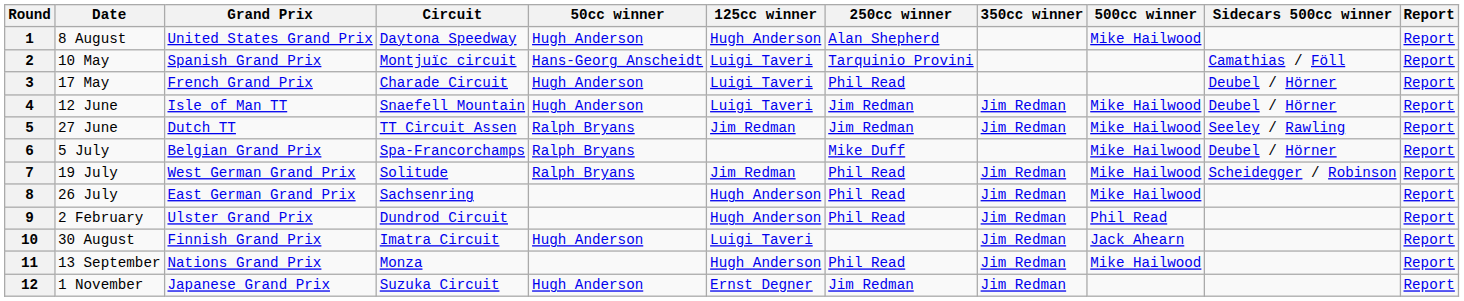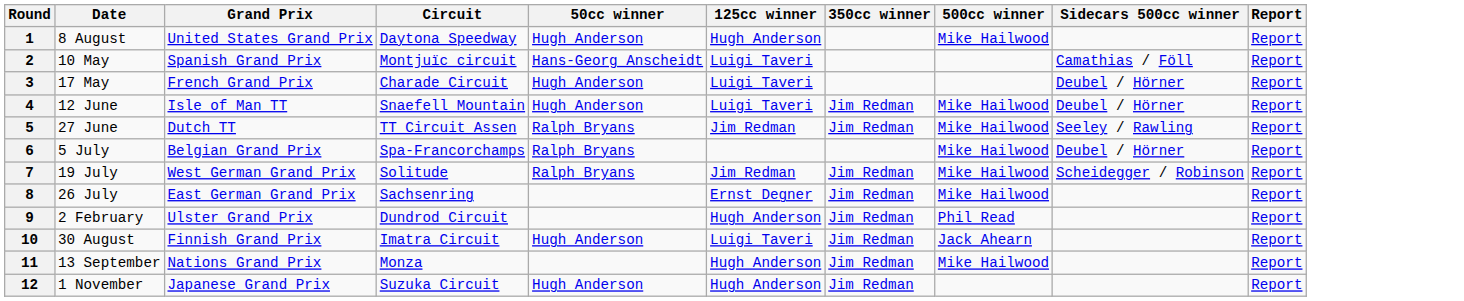- column: (901, 16)
(766, 196) Hugh Anderson -> (761, 196) Ernst Degner
(761, 285) Ernst Degner -> (766, 285) Hugh Anderson
